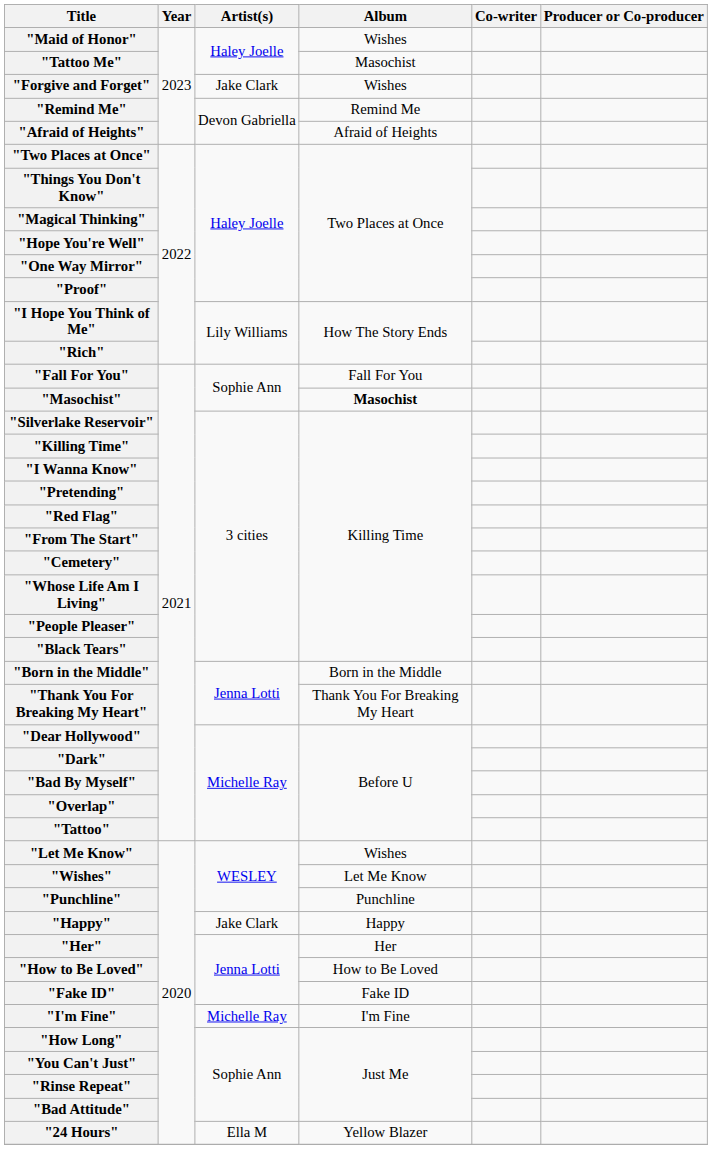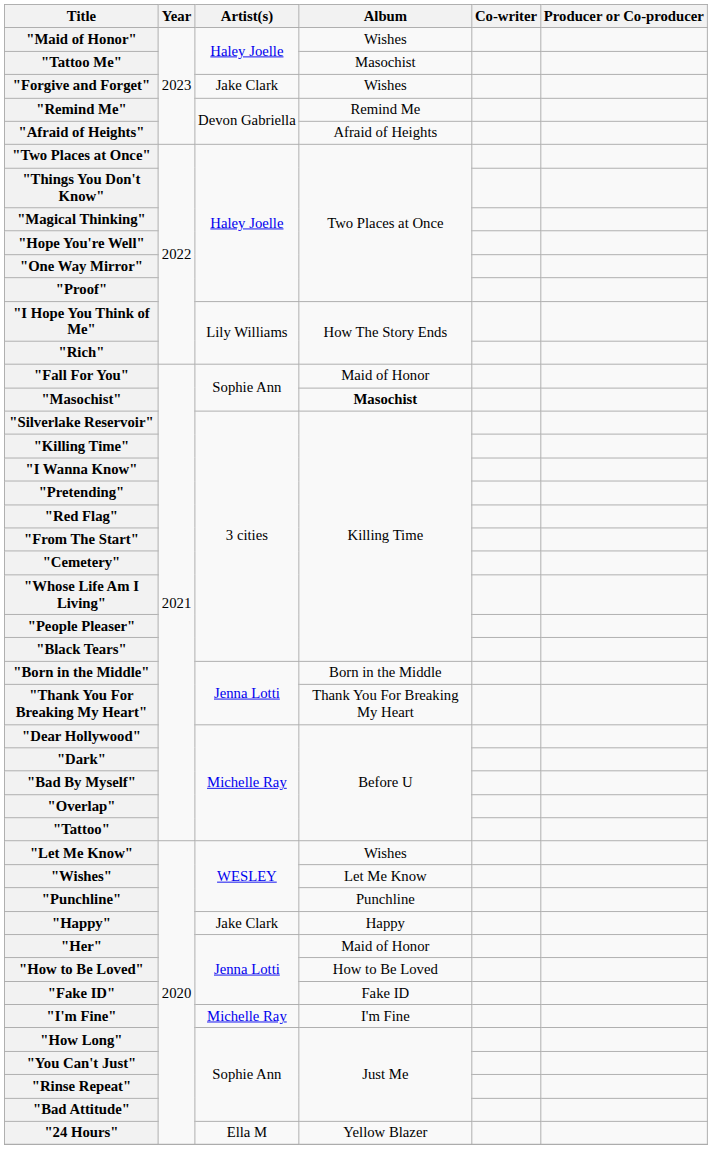(385, 376) Fall For You -> (385, 376) Maid of Honor
(385, 946) Her -> (385, 946) Maid of Honor
